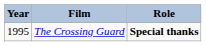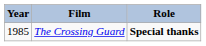(18, 32) 1995 -> (18, 32) 1985
